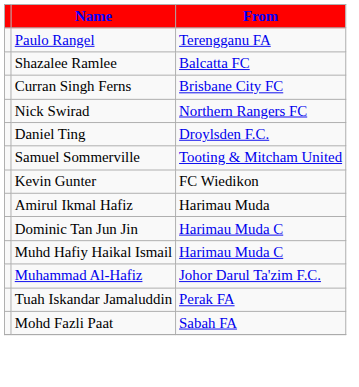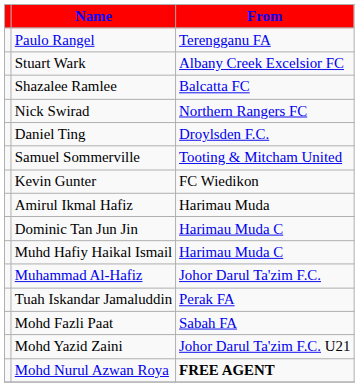+ row: (50, 63)
- row: (73, 87)
+ row: (69, 346)
+ row: (92, 370)
